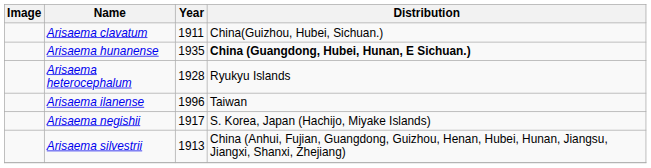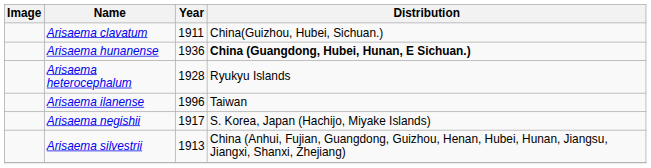(191, 51) 1935 -> (191, 51) 1936
